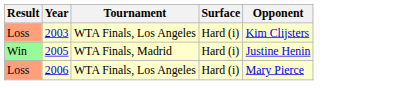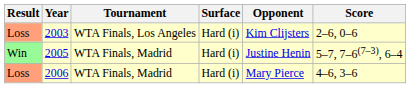+ column: (359, 13)
(135, 70) WTA Finals, Los Angeles -> (123, 73) WTA Finals, Madrid
